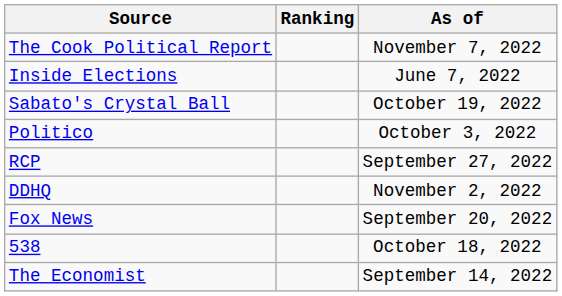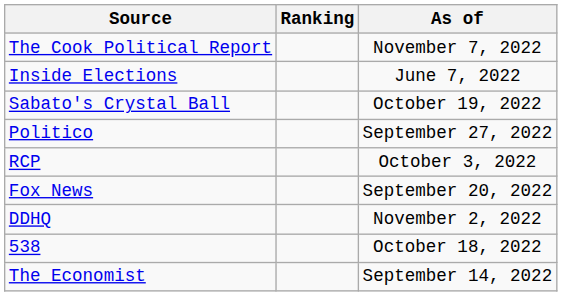(457, 133) October 3, 2022 -> (457, 133) September 27, 2022
(457, 162) September 27, 2022 -> (457, 162) October 3, 2022
rows swapped: (51, 219) <-> (30, 191)
